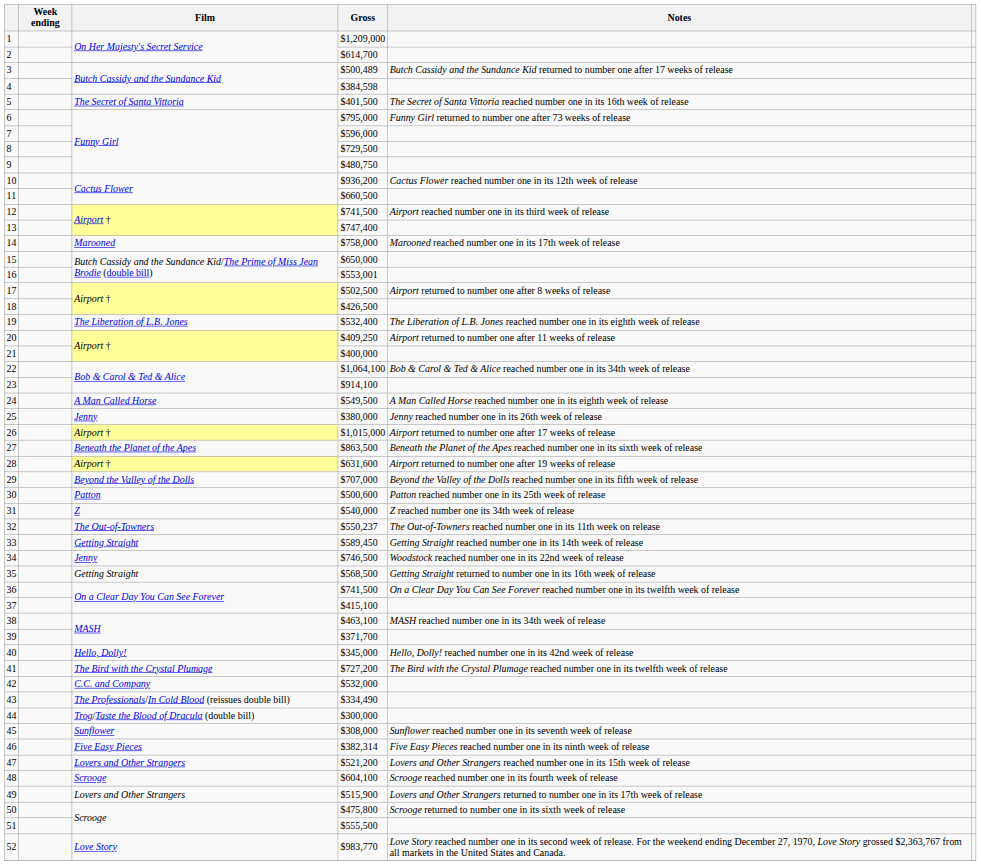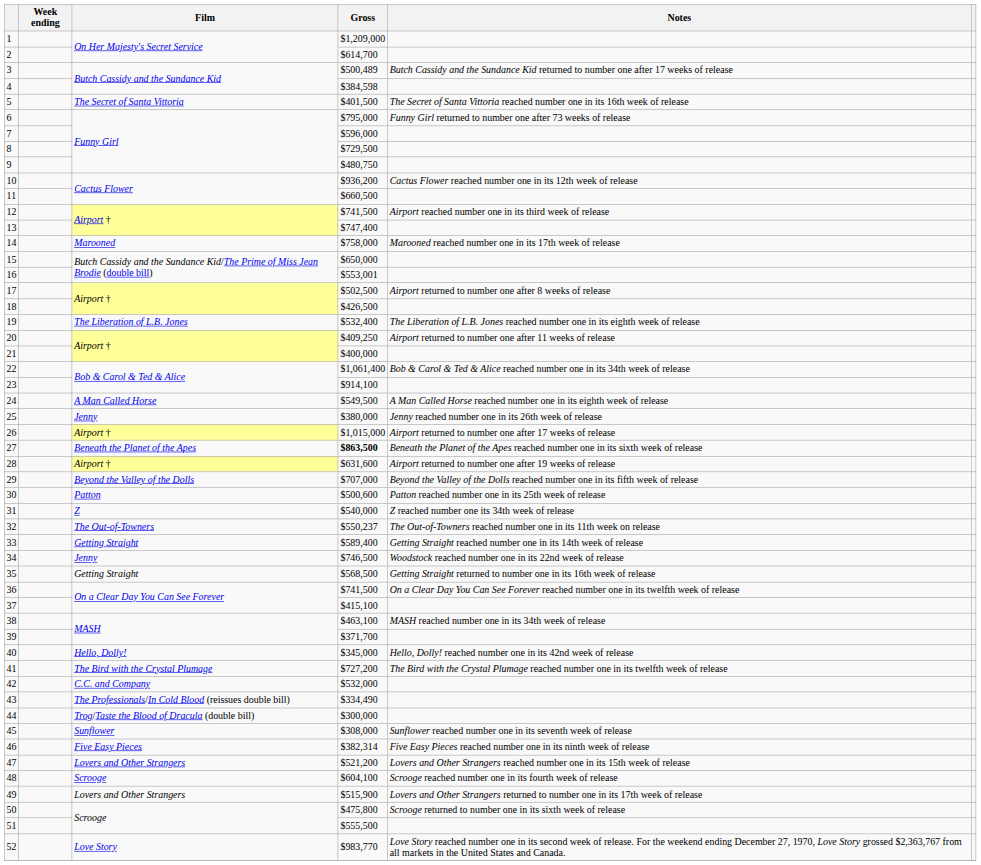(363, 369) $1,064,100 -> (363, 369) $1,061,400
(359, 448) normal -> (359, 448) bold
(359, 542) $589,450 -> (359, 542) $589,400
